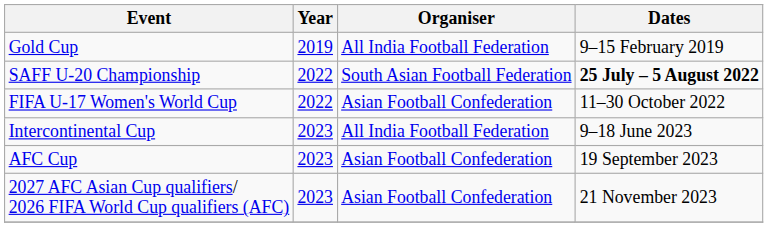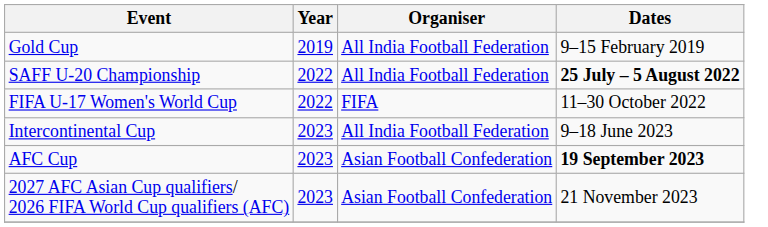(456, 74) South Asian Football Federation -> (445, 74) All India Football Federation
(447, 103) Asian Football Confederation -> (360, 103) FIFA
(649, 159) normal -> (632, 159) bold
